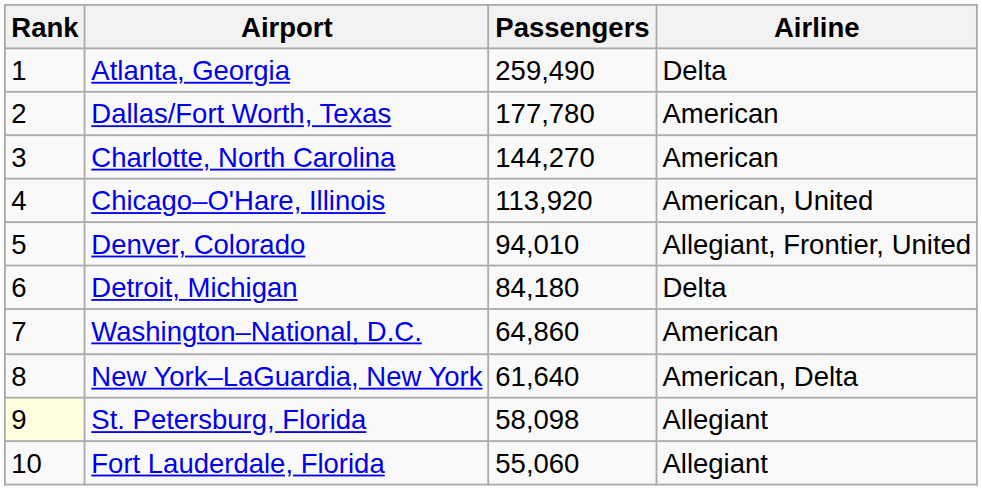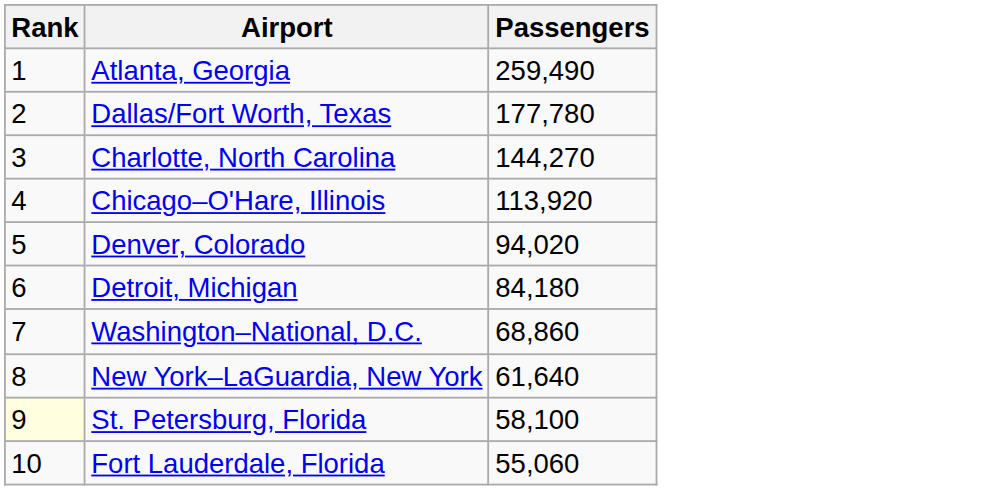- column: (817, 27)
(537, 245) 94,010 -> (537, 245) 94,020
(537, 332) 64,860 -> (537, 332) 68,860
(537, 419) 58,098 -> (537, 419) 58,100
